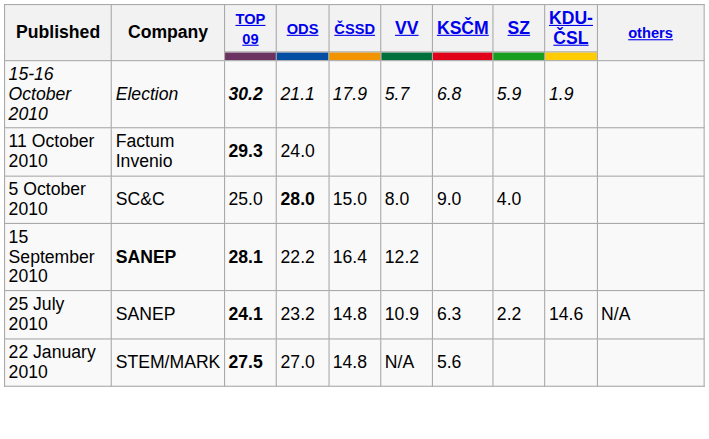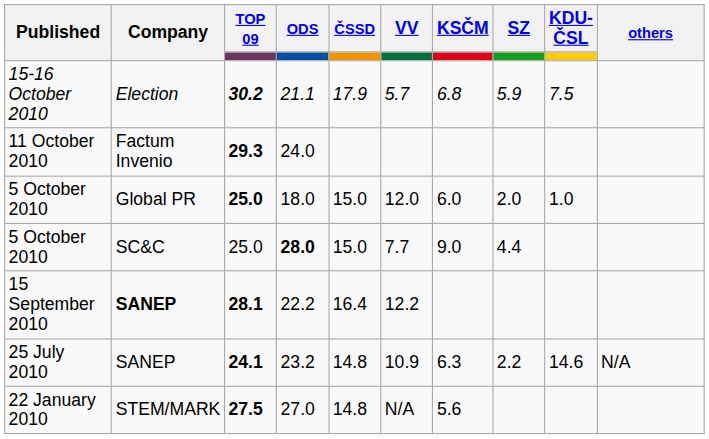(561, 94) 1.9 -> (561, 94) 7.5
+ row: (298, 199)
(397, 199) 8.0 -> (397, 247) 7.7
(509, 199) 4.0 -> (509, 247) 4.4
